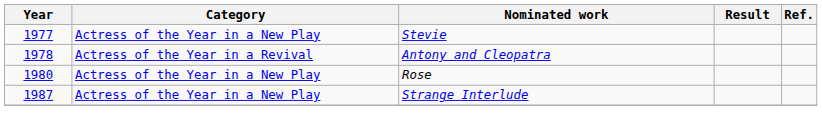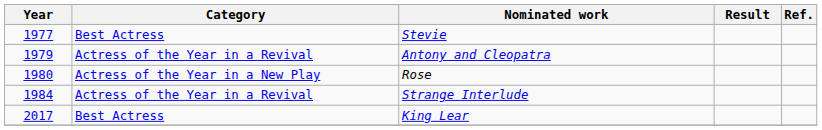(198, 35) Actress of the Year in a New Play -> (120, 35) Best Actress
(38, 55) 1978 -> (38, 55) 1979
(38, 95) 1987 -> (38, 95) 1984
(198, 95) Actress of the Year in a New Play -> (194, 95) Actress of the Year in a Revival
+ row: (435, 115)
